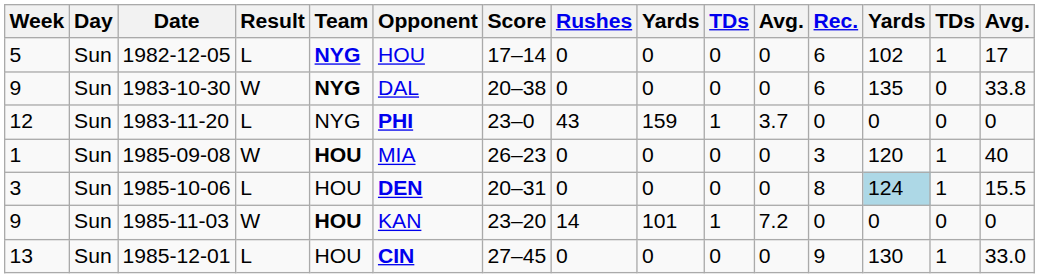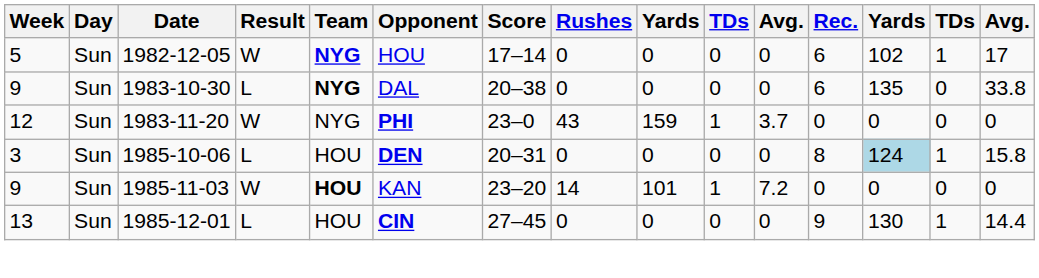(246, 54) L -> (250, 54) W
(250, 88) W -> (246, 88) L
(246, 121) L -> (250, 121) W
- row: (177, 155)
(1005, 188) 15.5 -> (1005, 155) 15.8
(1005, 255) 33.0 -> (1005, 222) 14.4
